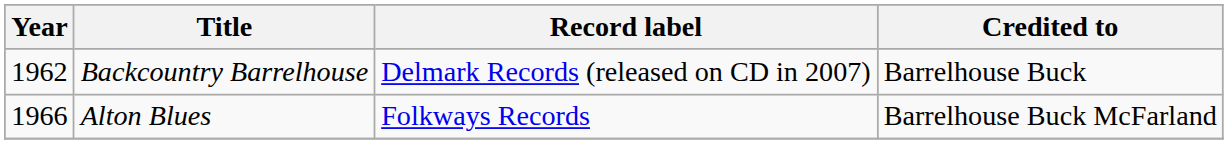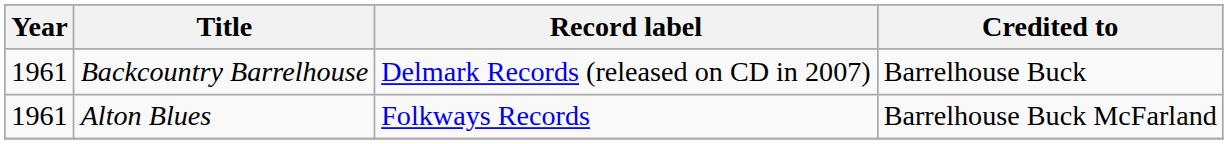(40, 71) 1962 -> (40, 71) 1961
(40, 116) 1966 -> (40, 116) 1961
